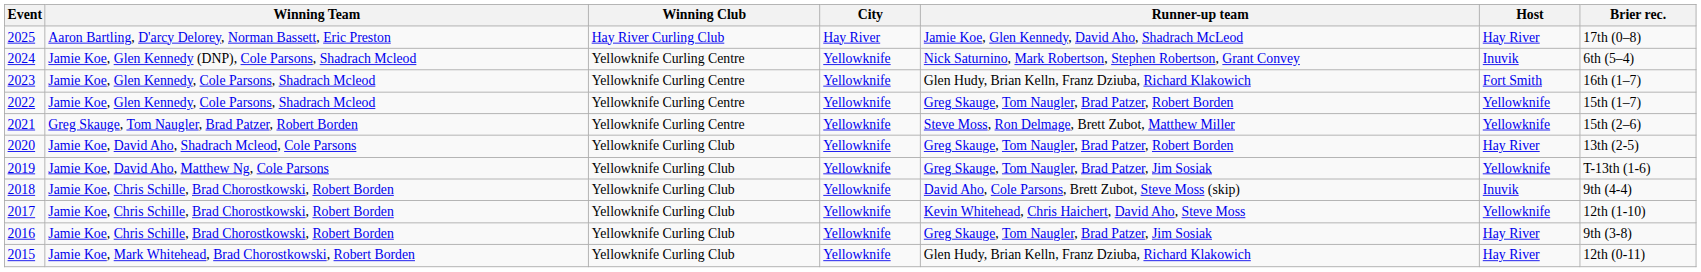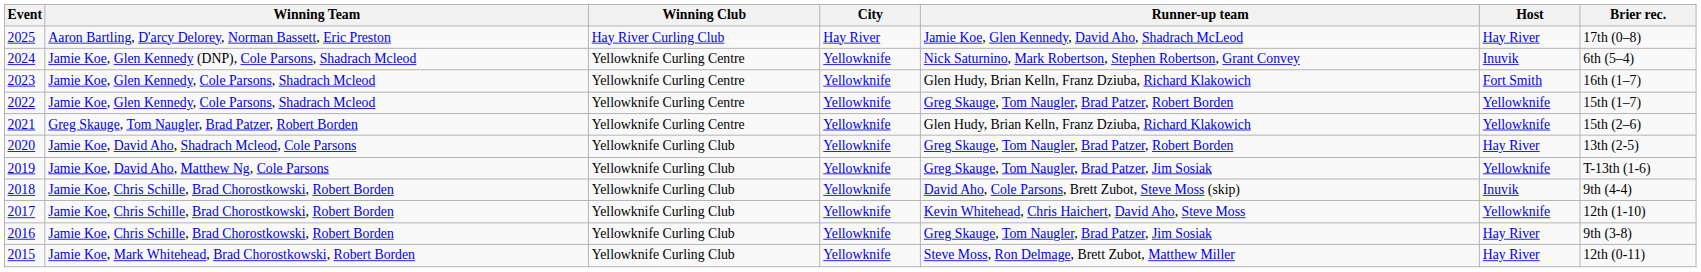(1079, 124) Steve Moss, Ron Delmage, Brett Zubot, Matthew Miller -> (1087, 124) Glen Hudy, Brian Kelln, Franz Dziuba, Richard Klakowich
(1087, 255) Glen Hudy, Brian Kelln, Franz Dziuba, Richard Klakowich -> (1079, 255) Steve Moss, Ron Delmage, Brett Zubot, Matthew Miller
